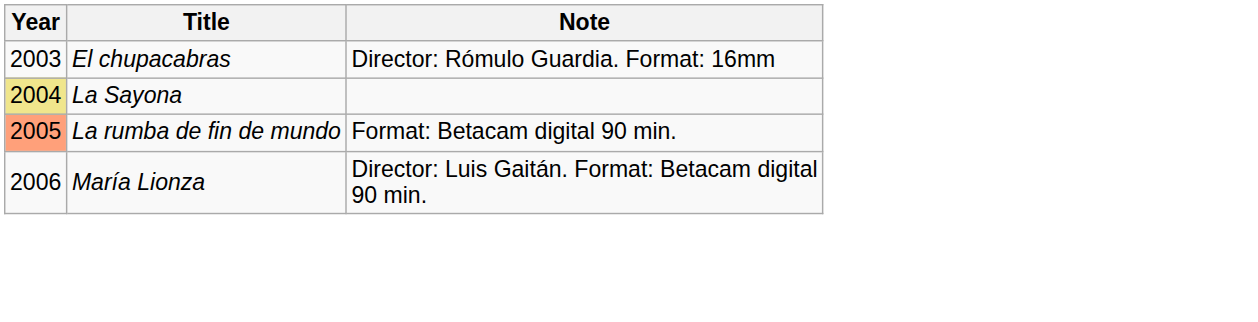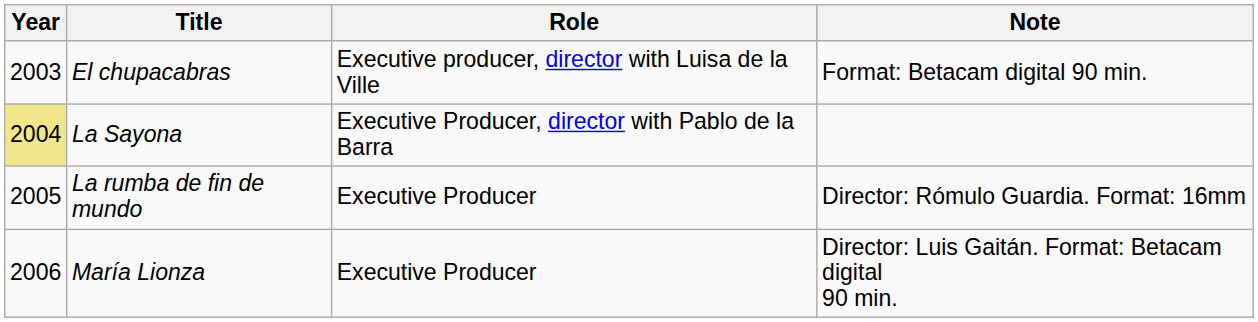+ column: (574, 22)
(563, 59) Director: Rómulo Guardia. Format: 16mm -> (985, 72) Format: Betacam digital 90 min.
(36, 132) lightsalmon background -> (36, 197) no background
(514, 132) Format: Betacam digital 90 min. -> (1034, 197) Director: Rómulo Guardia. Format: 16mm
